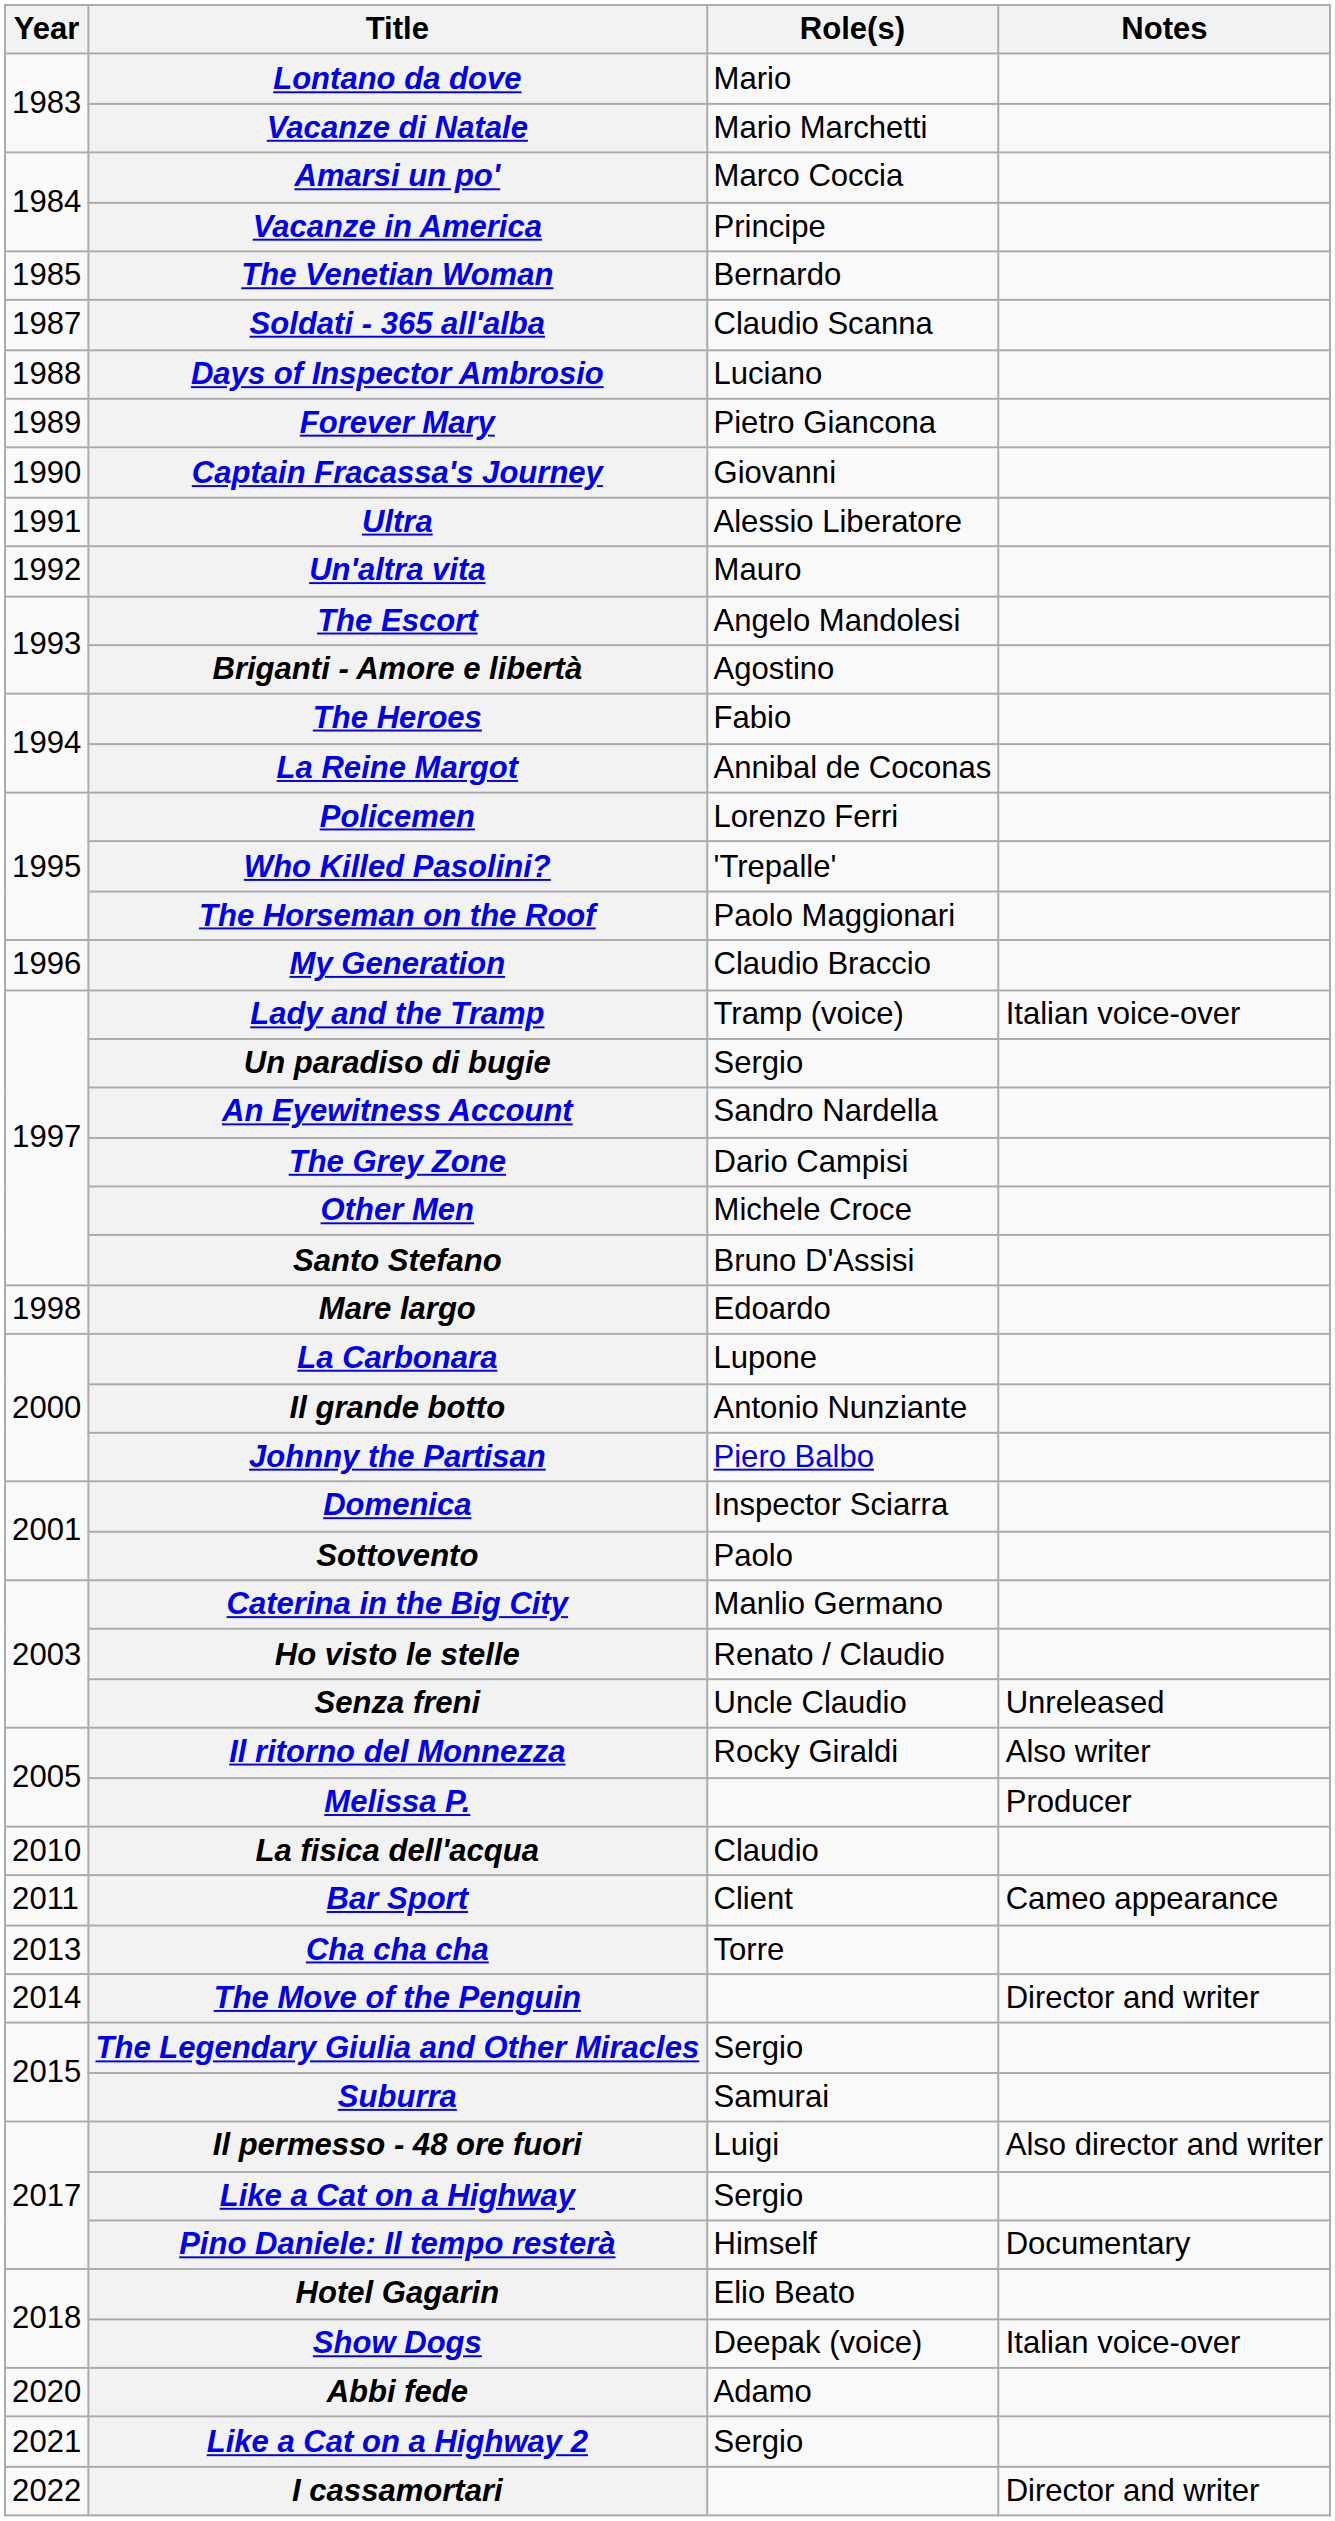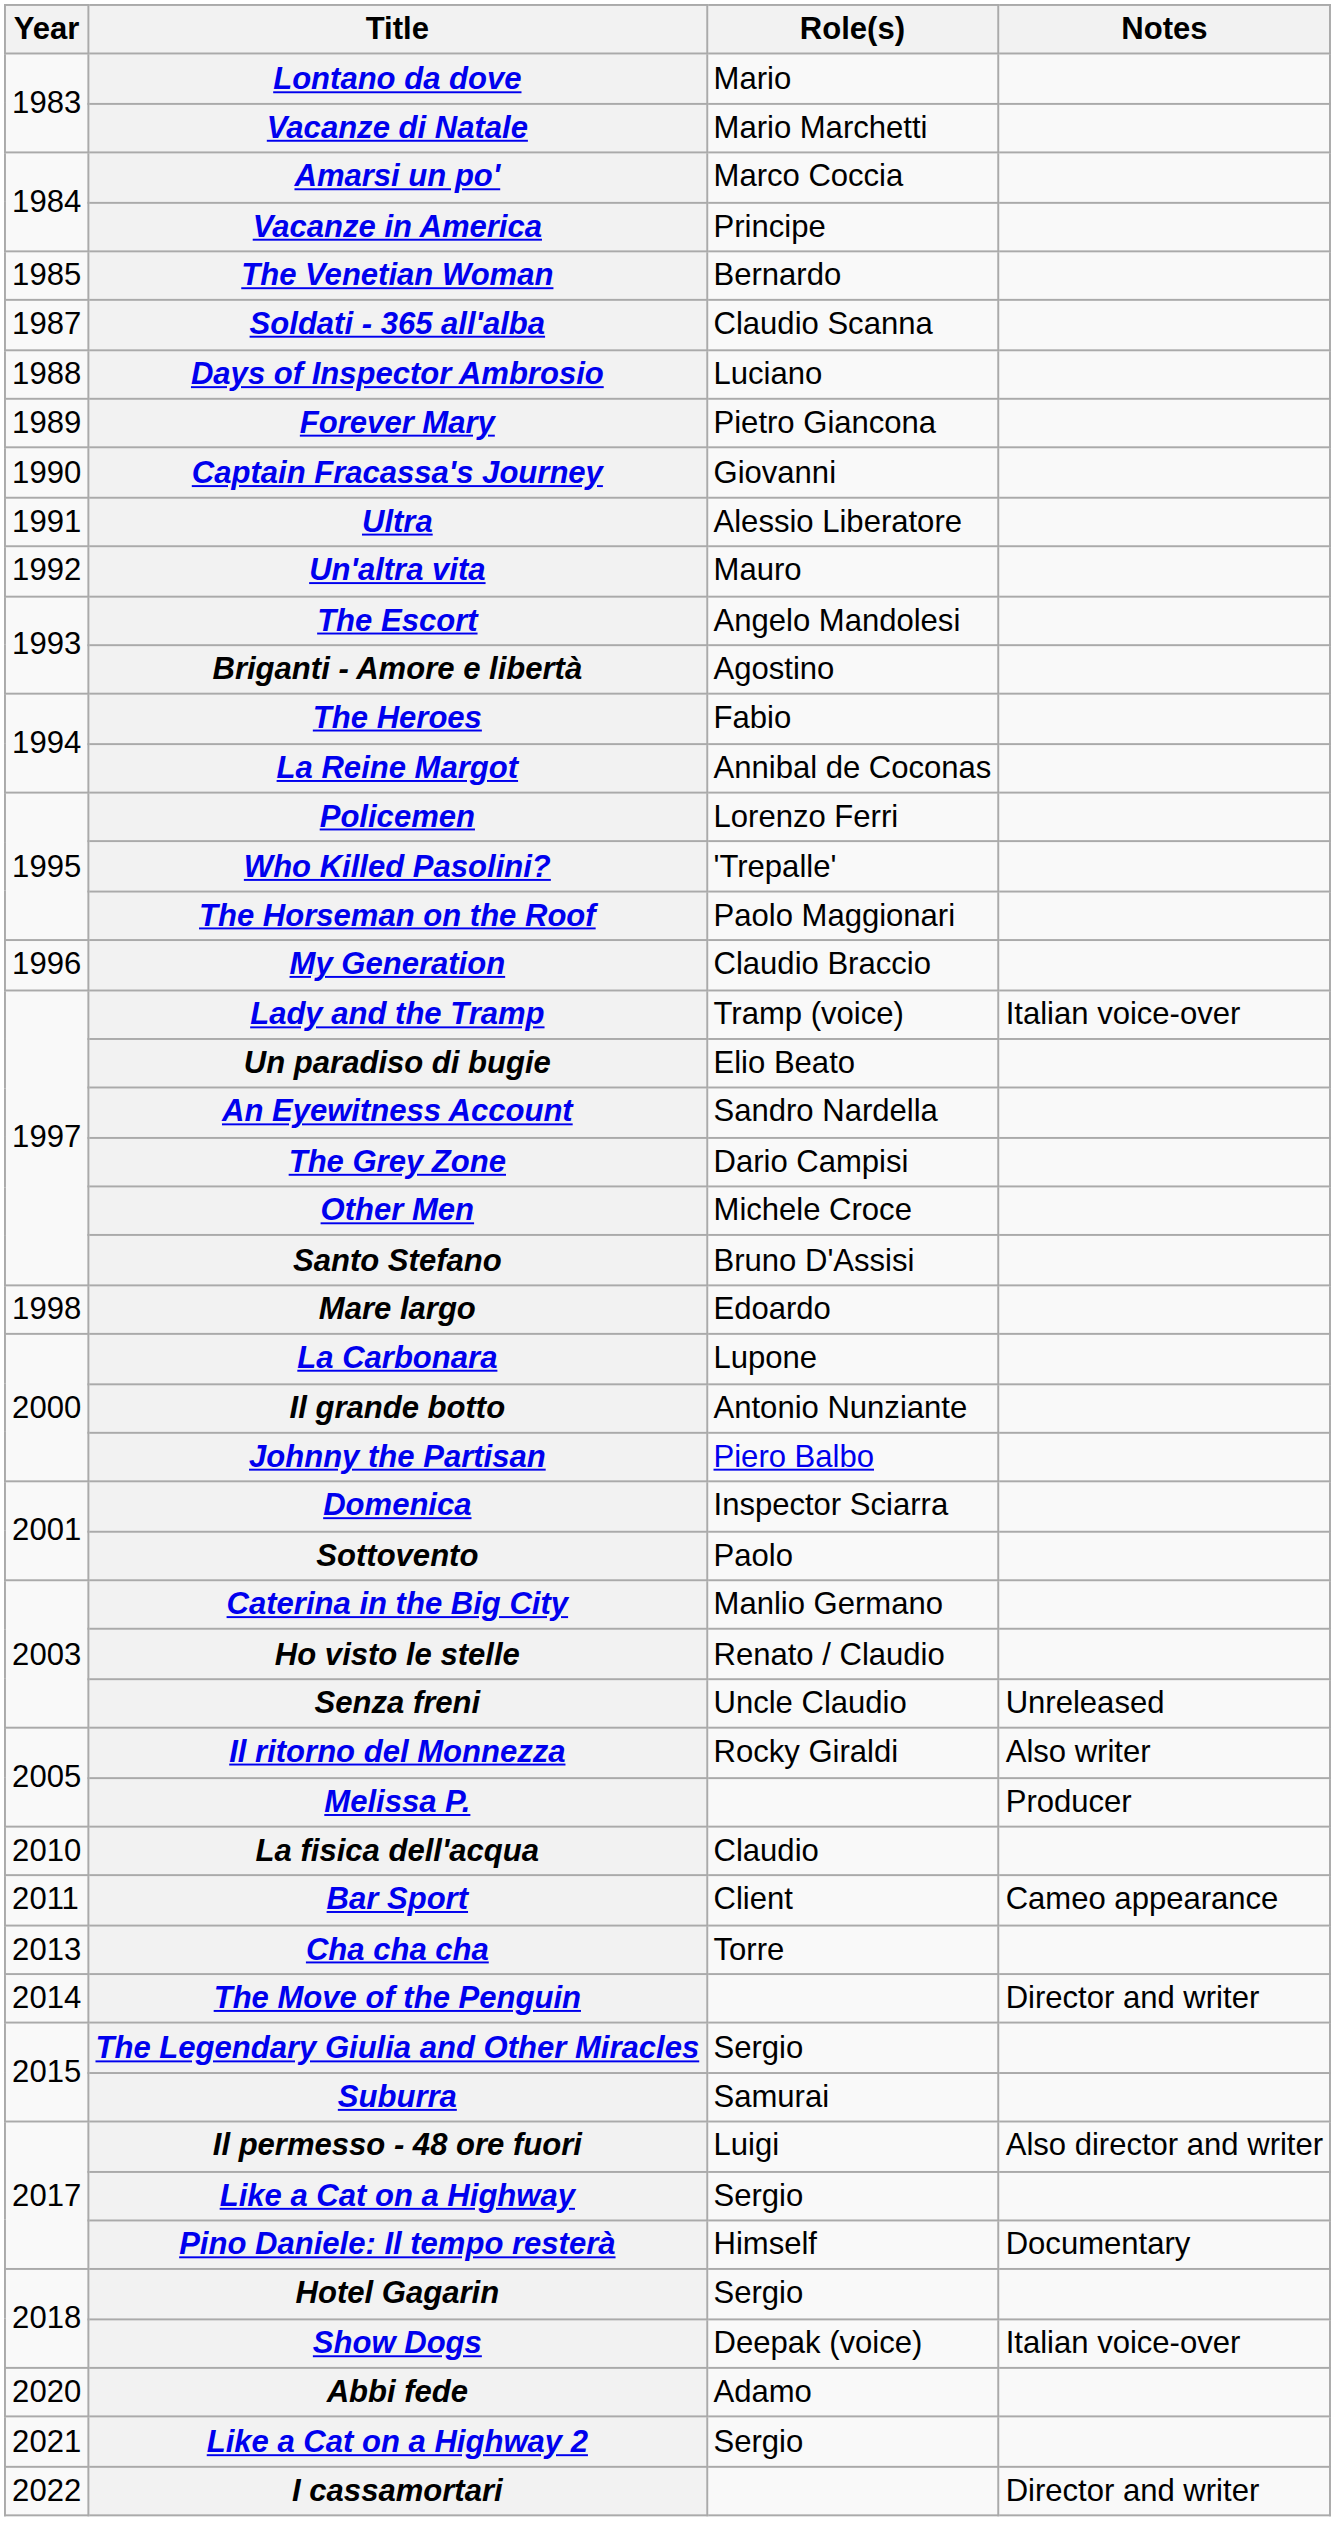(758, 1062) Sergio -> (784, 1062) Elio Beato
(784, 2293) Elio Beato -> (758, 2293) Sergio
